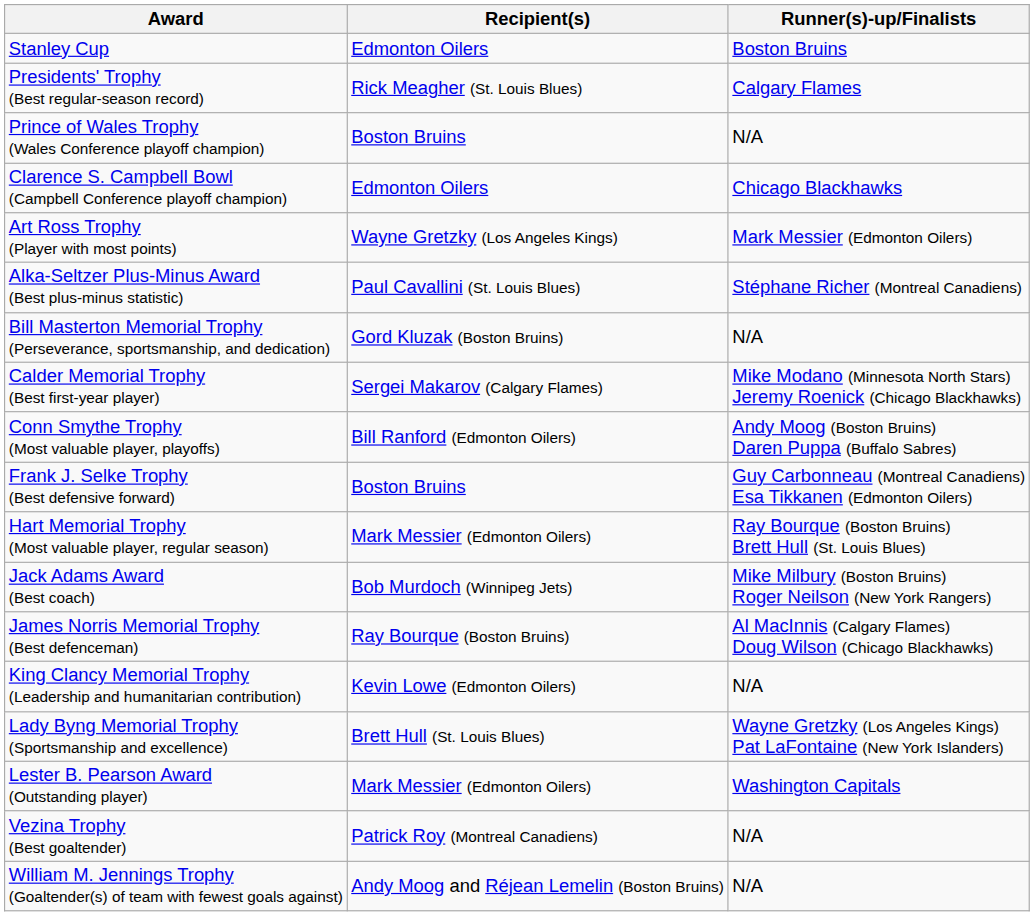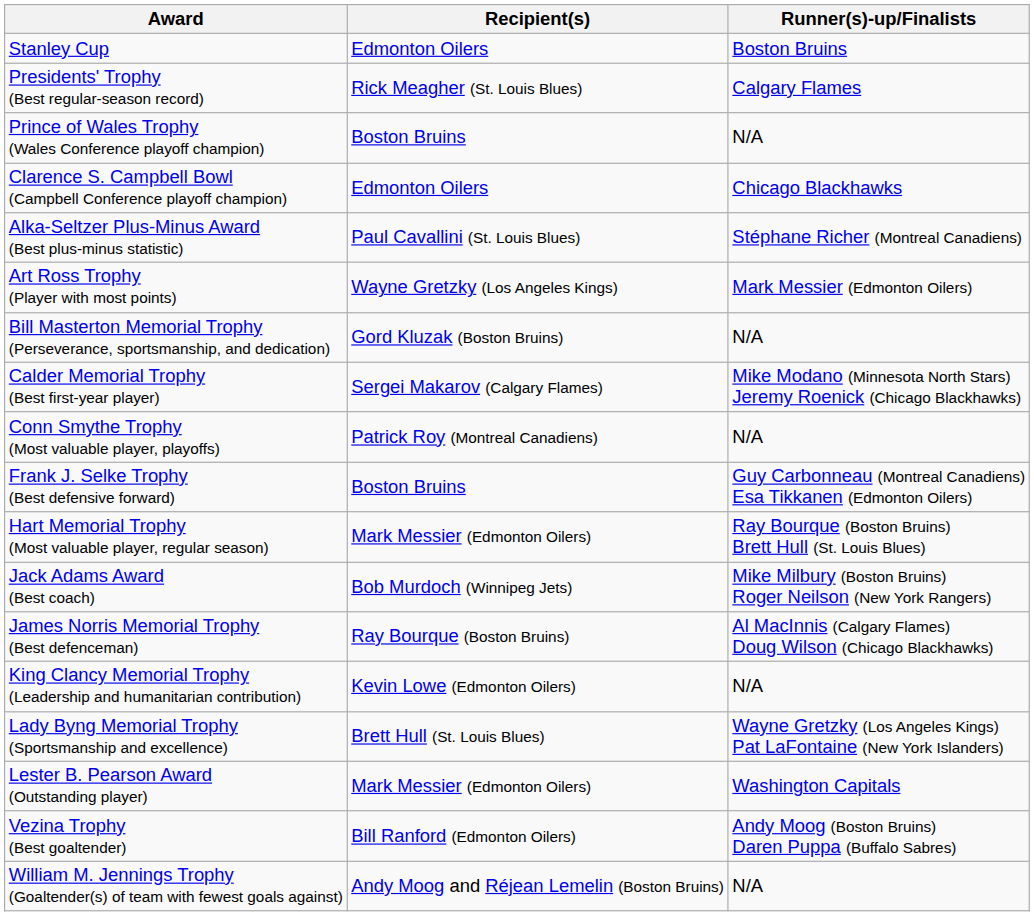rows swapped: (134, 287) <-> (93, 237)
(464, 436) Bill Ranford (Edmonton Oilers) -> (475, 436) Patrick Roy (Montreal Canadiens)
(844, 436) Andy Moog (Boston Bruins) Daren Puppa (Buffalo Sabres) -> (748, 436) N/A
(475, 836) Patrick Roy (Montreal Canadiens) -> (464, 836) Bill Ranford (Edmonton Oilers)
(748, 836) N/A -> (844, 836) Andy Moog (Boston Bruins) Daren Puppa (Buffalo Sabres)
